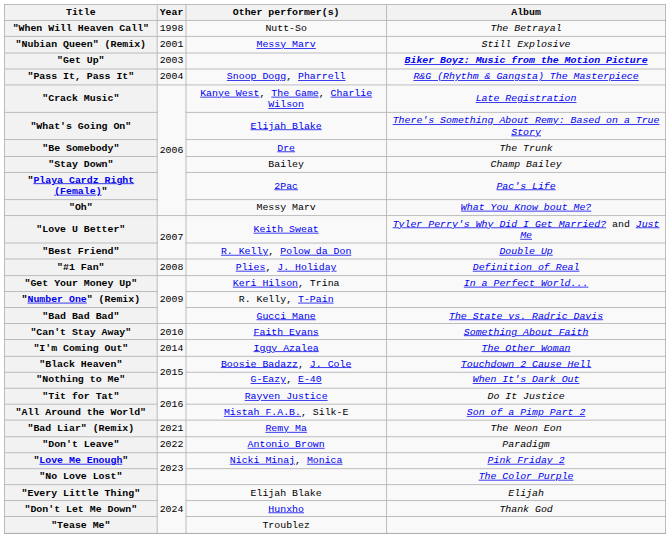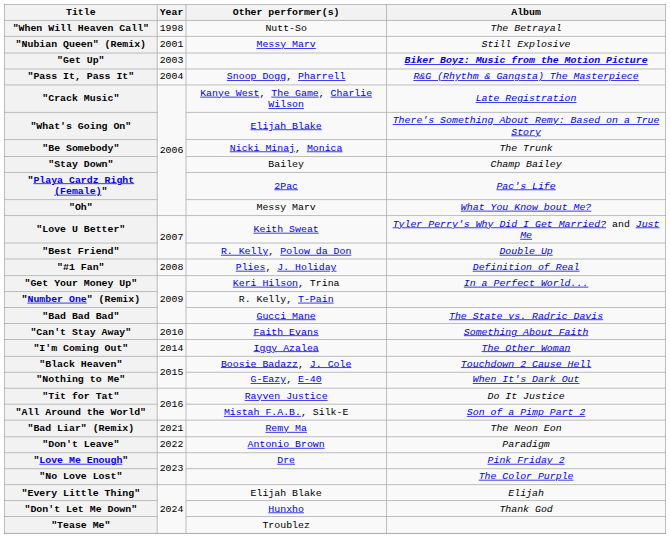(286, 148) Dre -> (286, 148) Nicki Minaj, Monica
(286, 461) Nicki Minaj, Monica -> (286, 461) Dre
